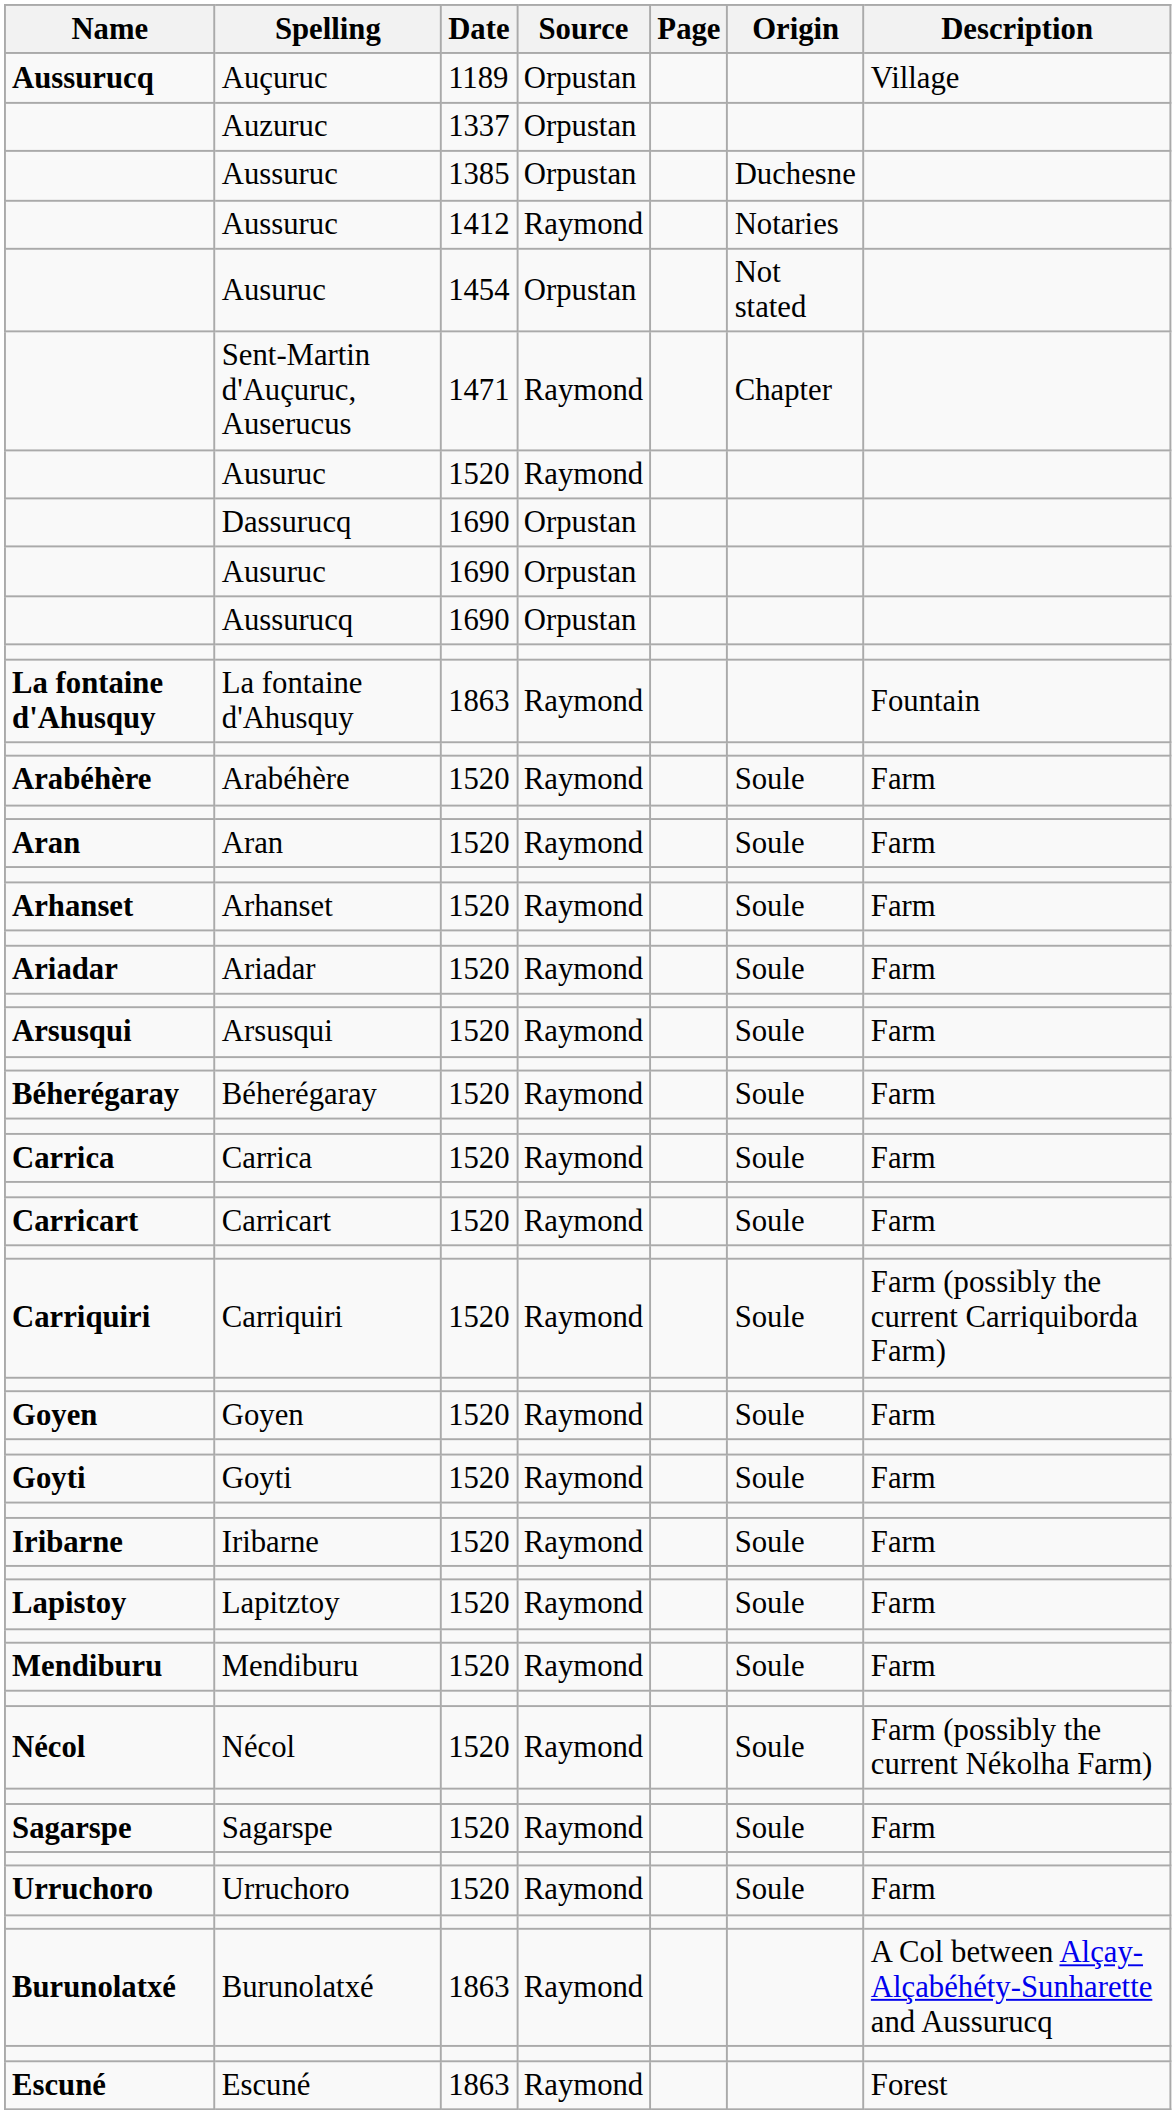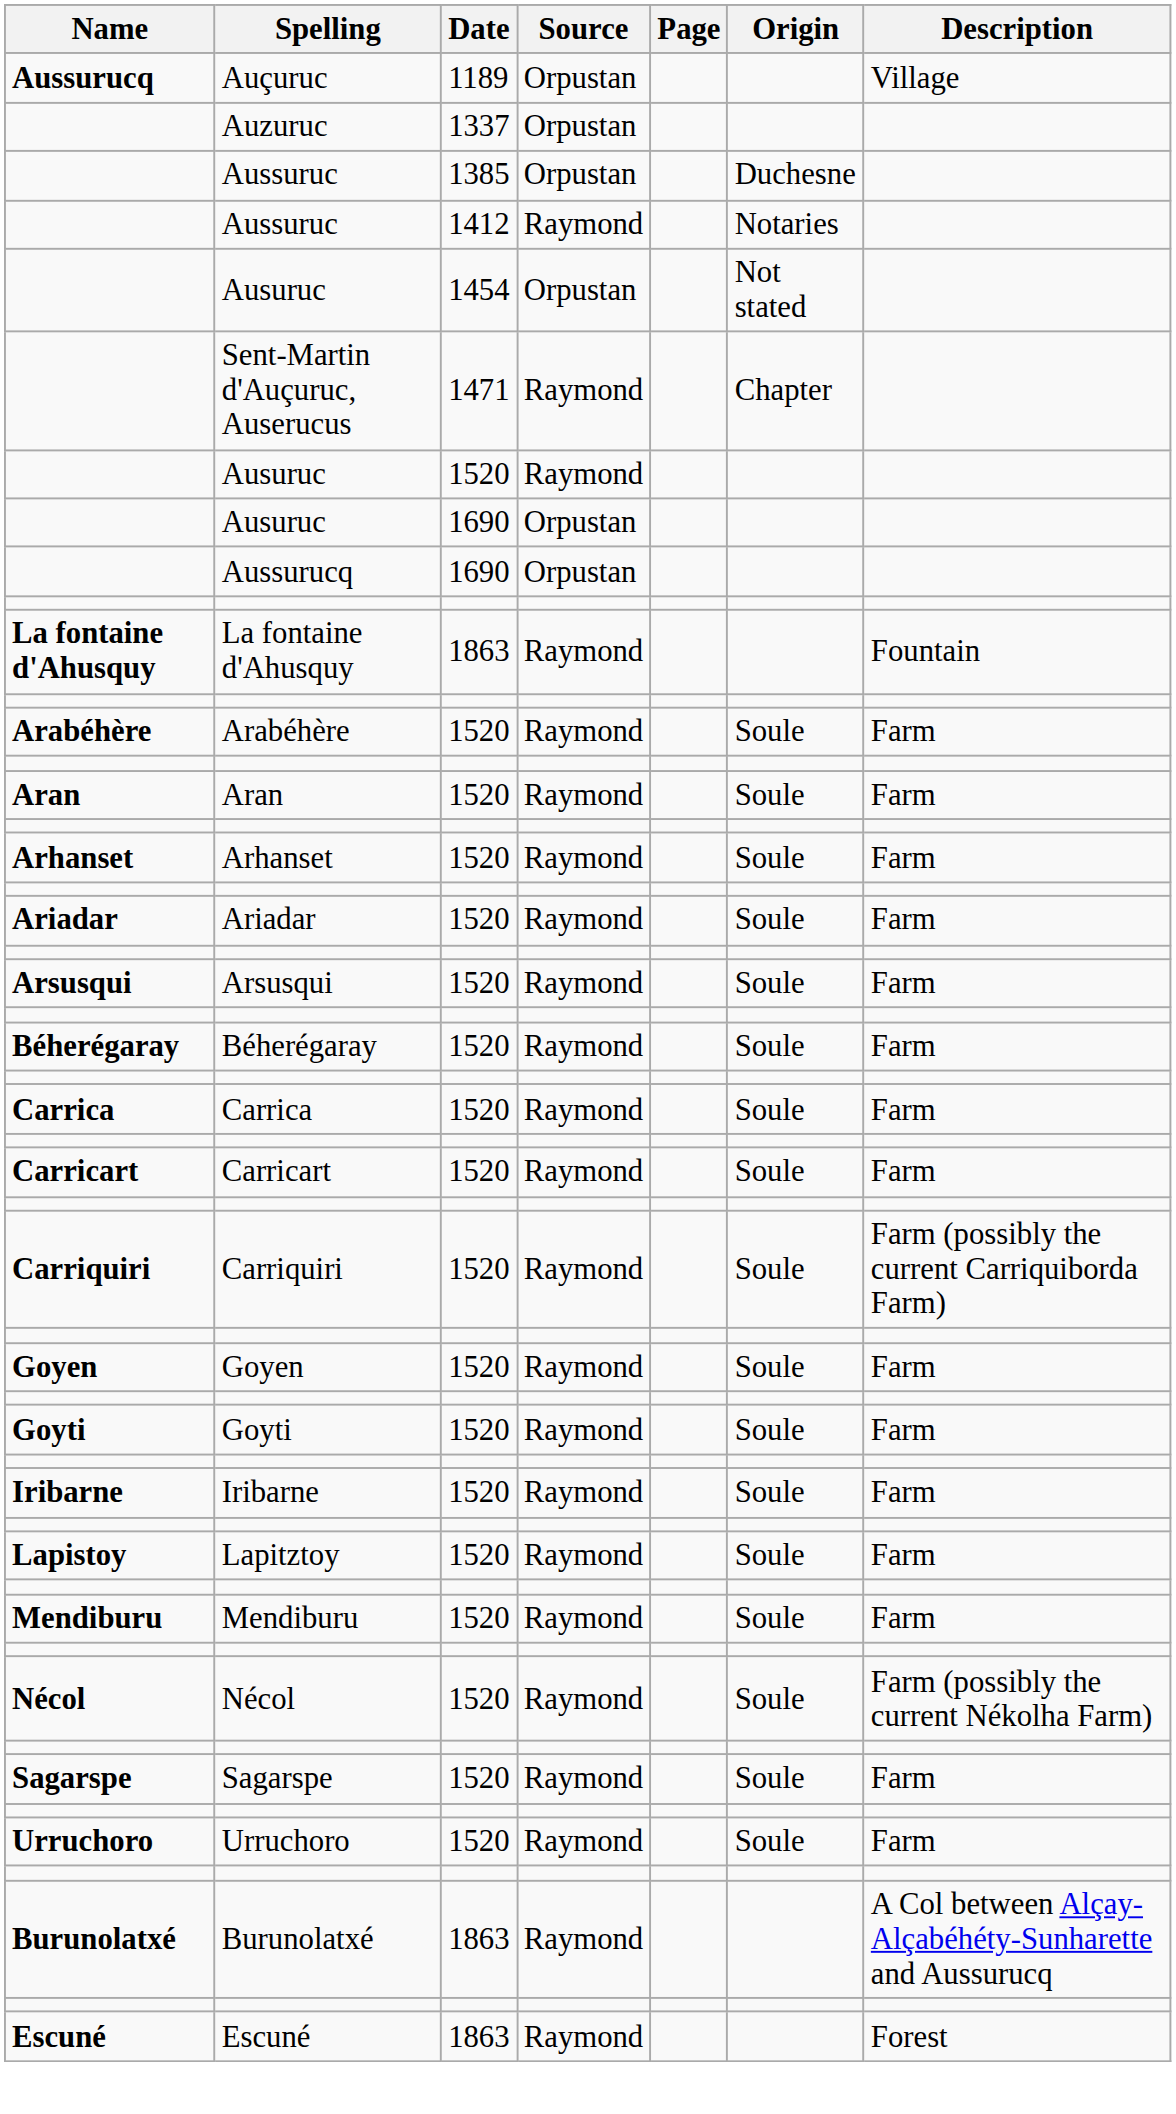- row: (287, 522)
